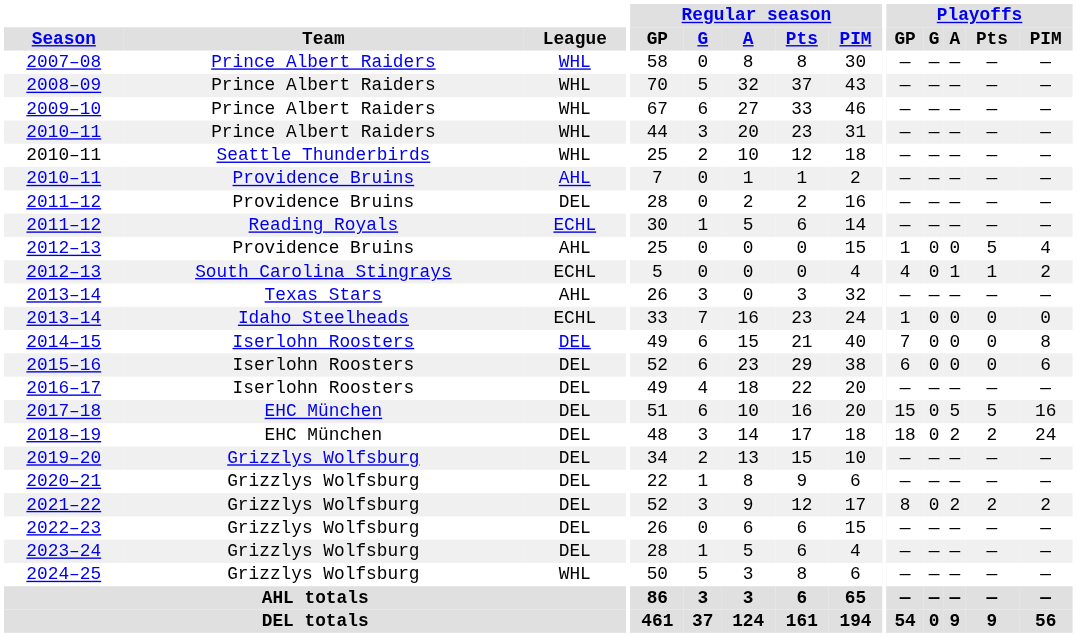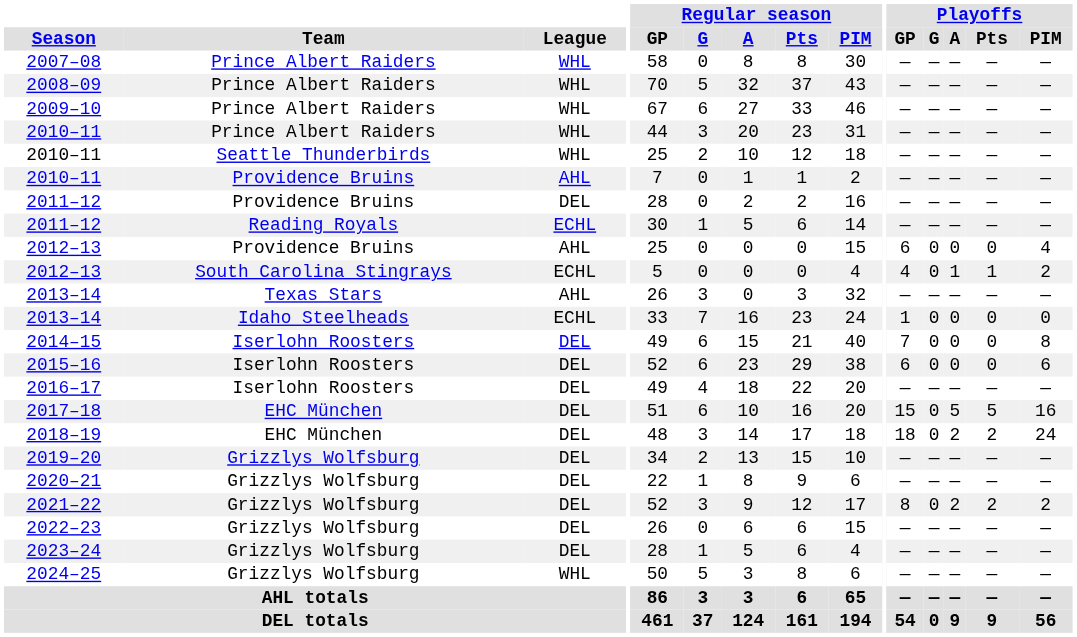(905, 249) 1 -> (905, 249) 6
(992, 249) 5 -> (992, 249) 0
